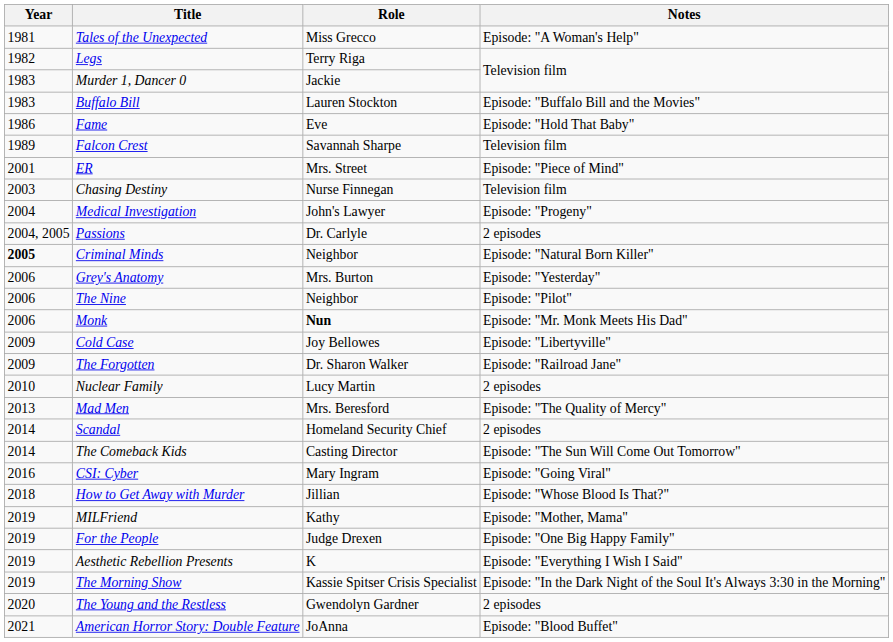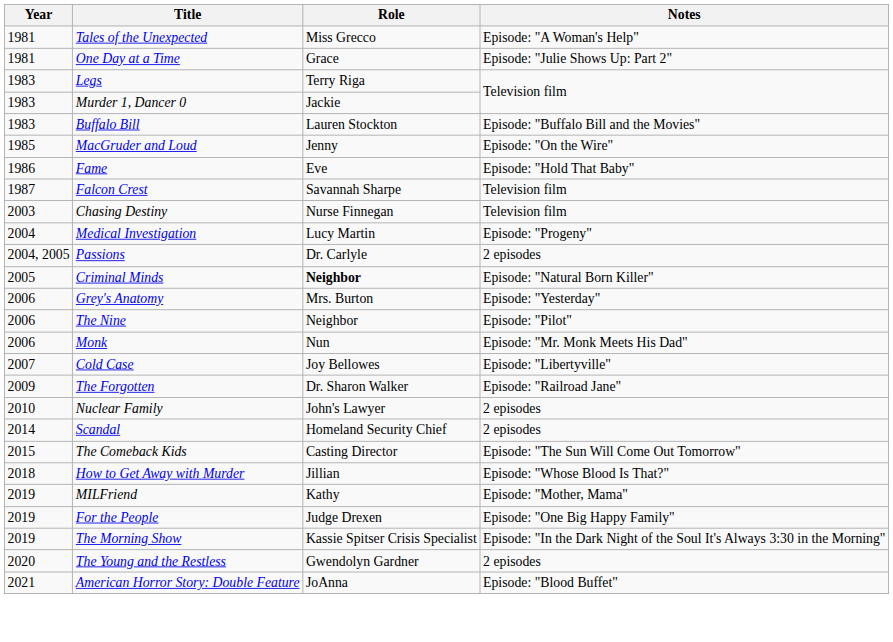+ row: (128, 59)
(21, 59) 1982 -> (21, 80) 1983
+ row: (136, 146)
(21, 146) 1989 -> (21, 189) 1987
- row: (84, 168)
(346, 211) John's Lawyer -> (340, 233) Lucy Martin
(21, 255) bold -> (21, 277) normal
(332, 255) normal -> (333, 277) bold
(319, 320) bold -> (318, 342) normal
(21, 342) 2009 -> (21, 364) 2007
(340, 386) Lucy Martin -> (346, 408) John's Lawyer
- row: (102, 408)
(21, 451) 2014 -> (21, 451) 2015
- row: (107, 473)
- row: (154, 560)
